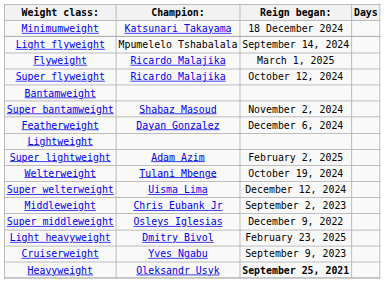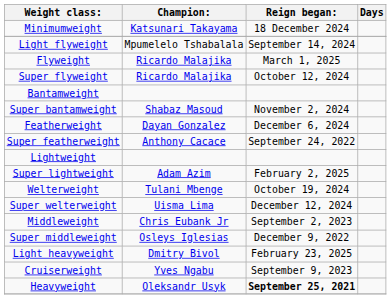+ row: (63, 141)
